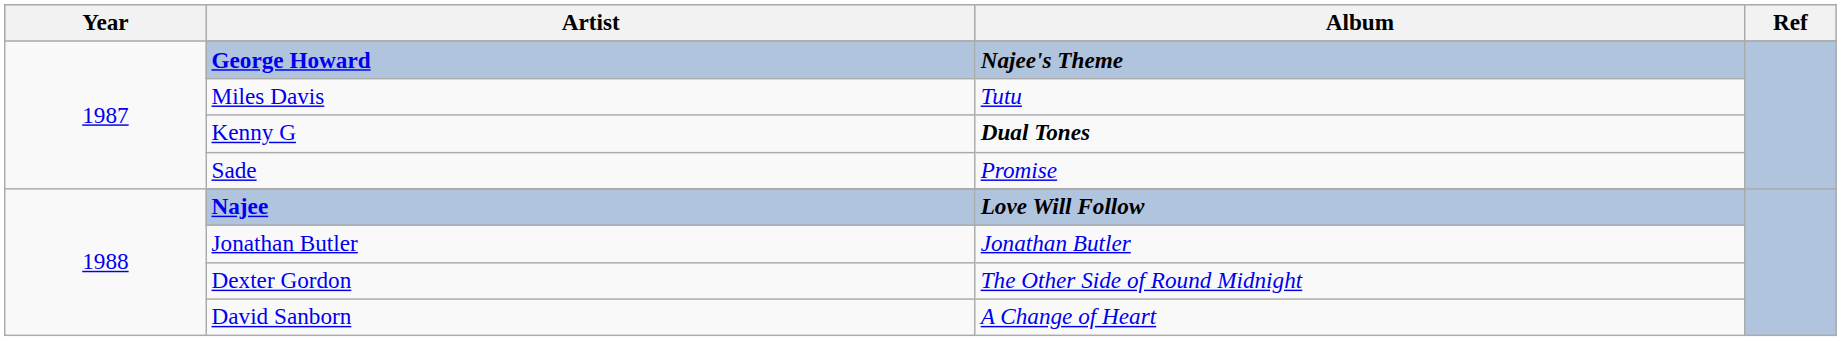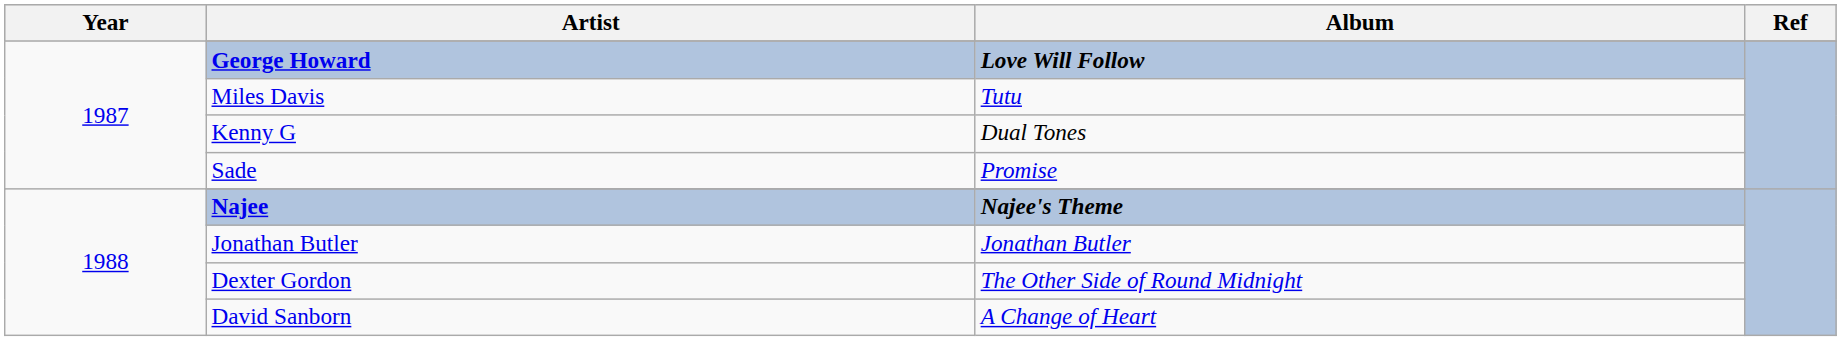(1052, 59) Najee's Theme -> (1063, 59) Love Will Follow
(1035, 133) bold -> (1033, 133) normal
(1063, 206) Love Will Follow -> (1052, 206) Najee's Theme
